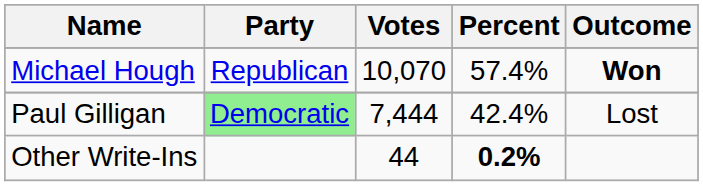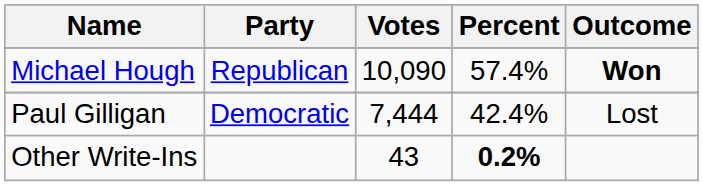(404, 69) 10,070 -> (404, 69) 10,090
(280, 113) lightgreen background -> (280, 113) no background
(404, 157) 44 -> (404, 157) 43
